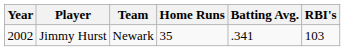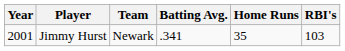columns swapped: (265, 14) <-> (192, 14)
(20, 35) 2002 -> (20, 35) 2001
